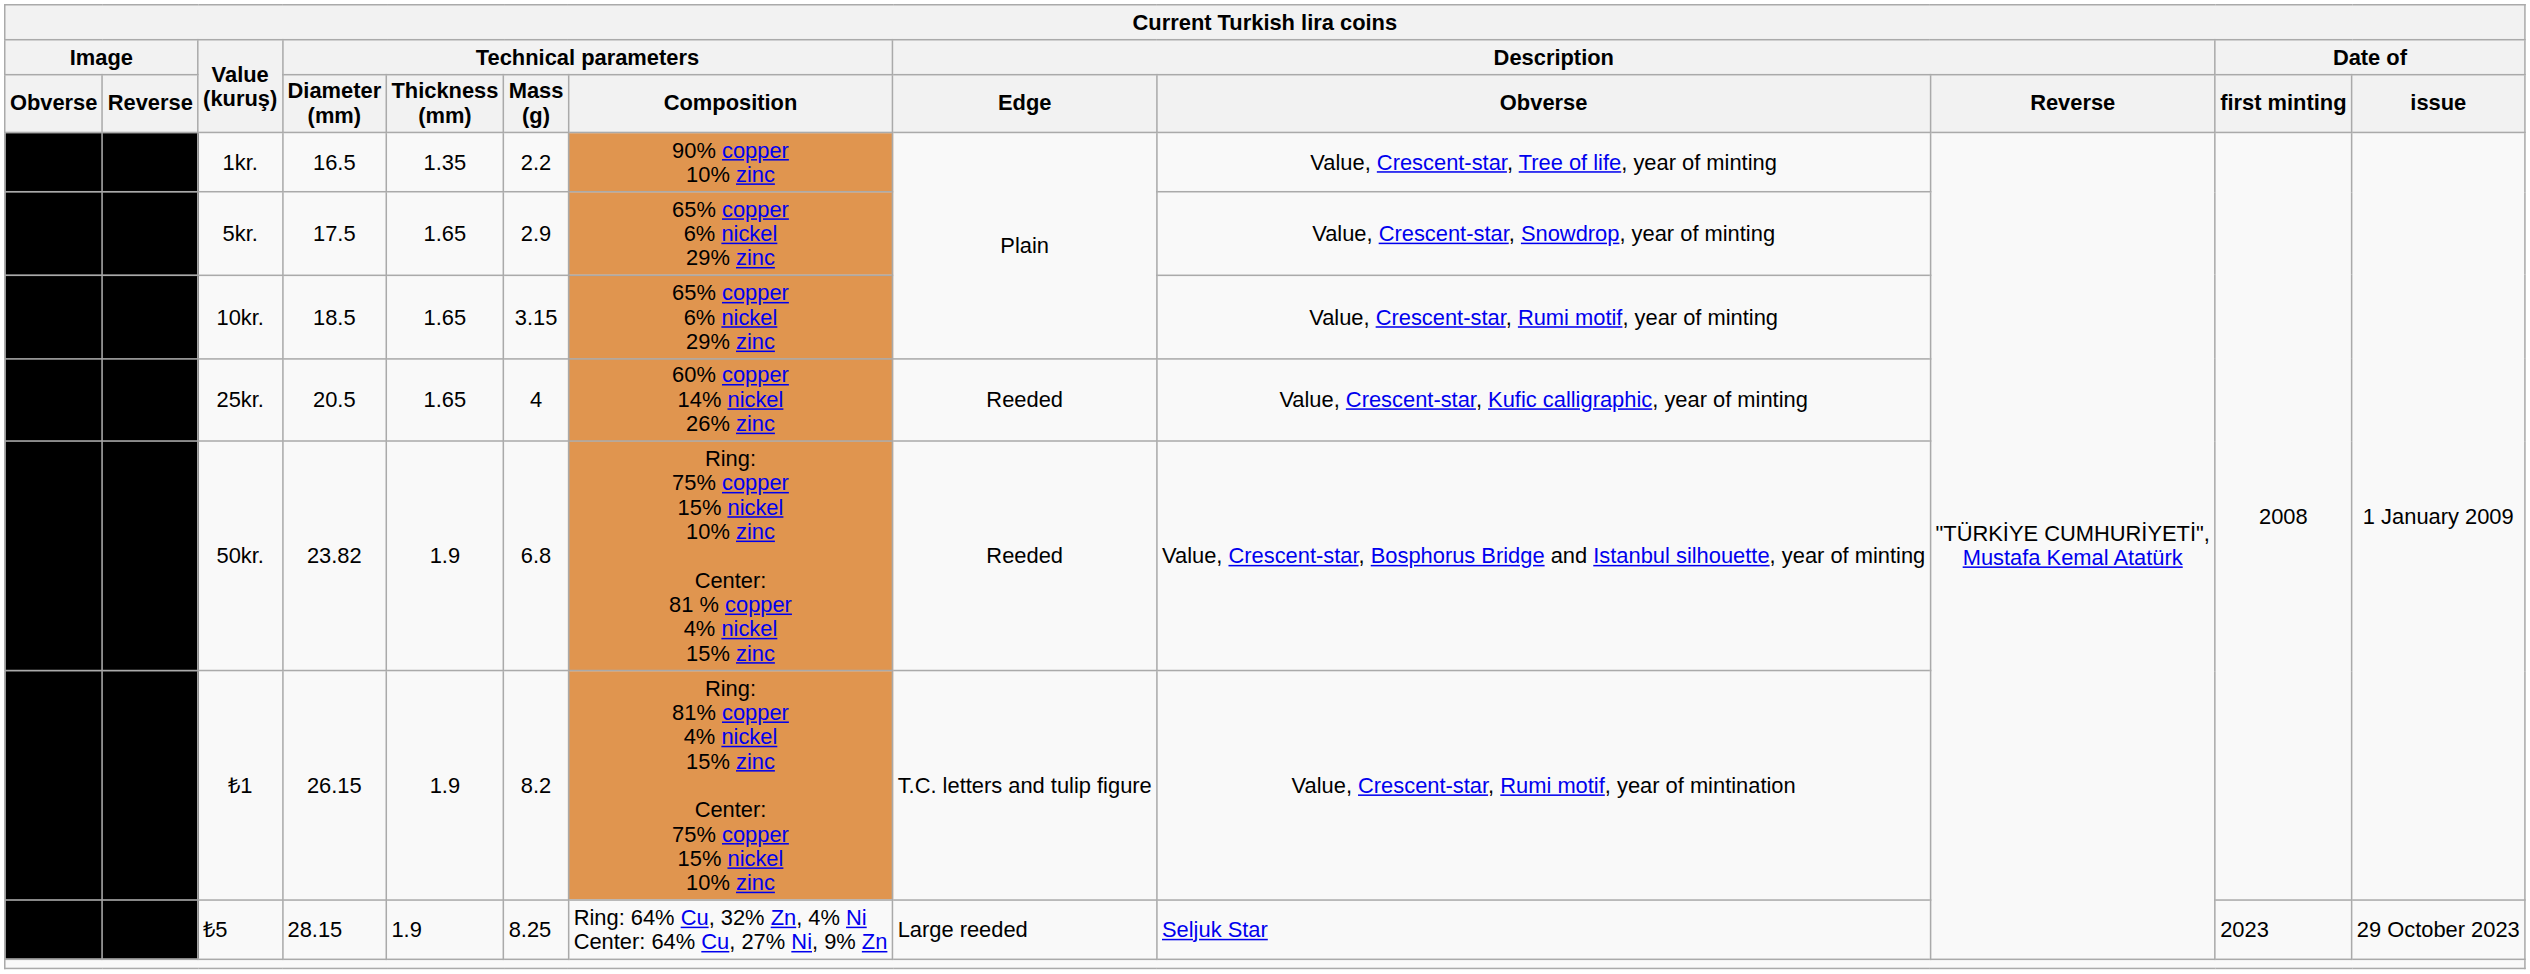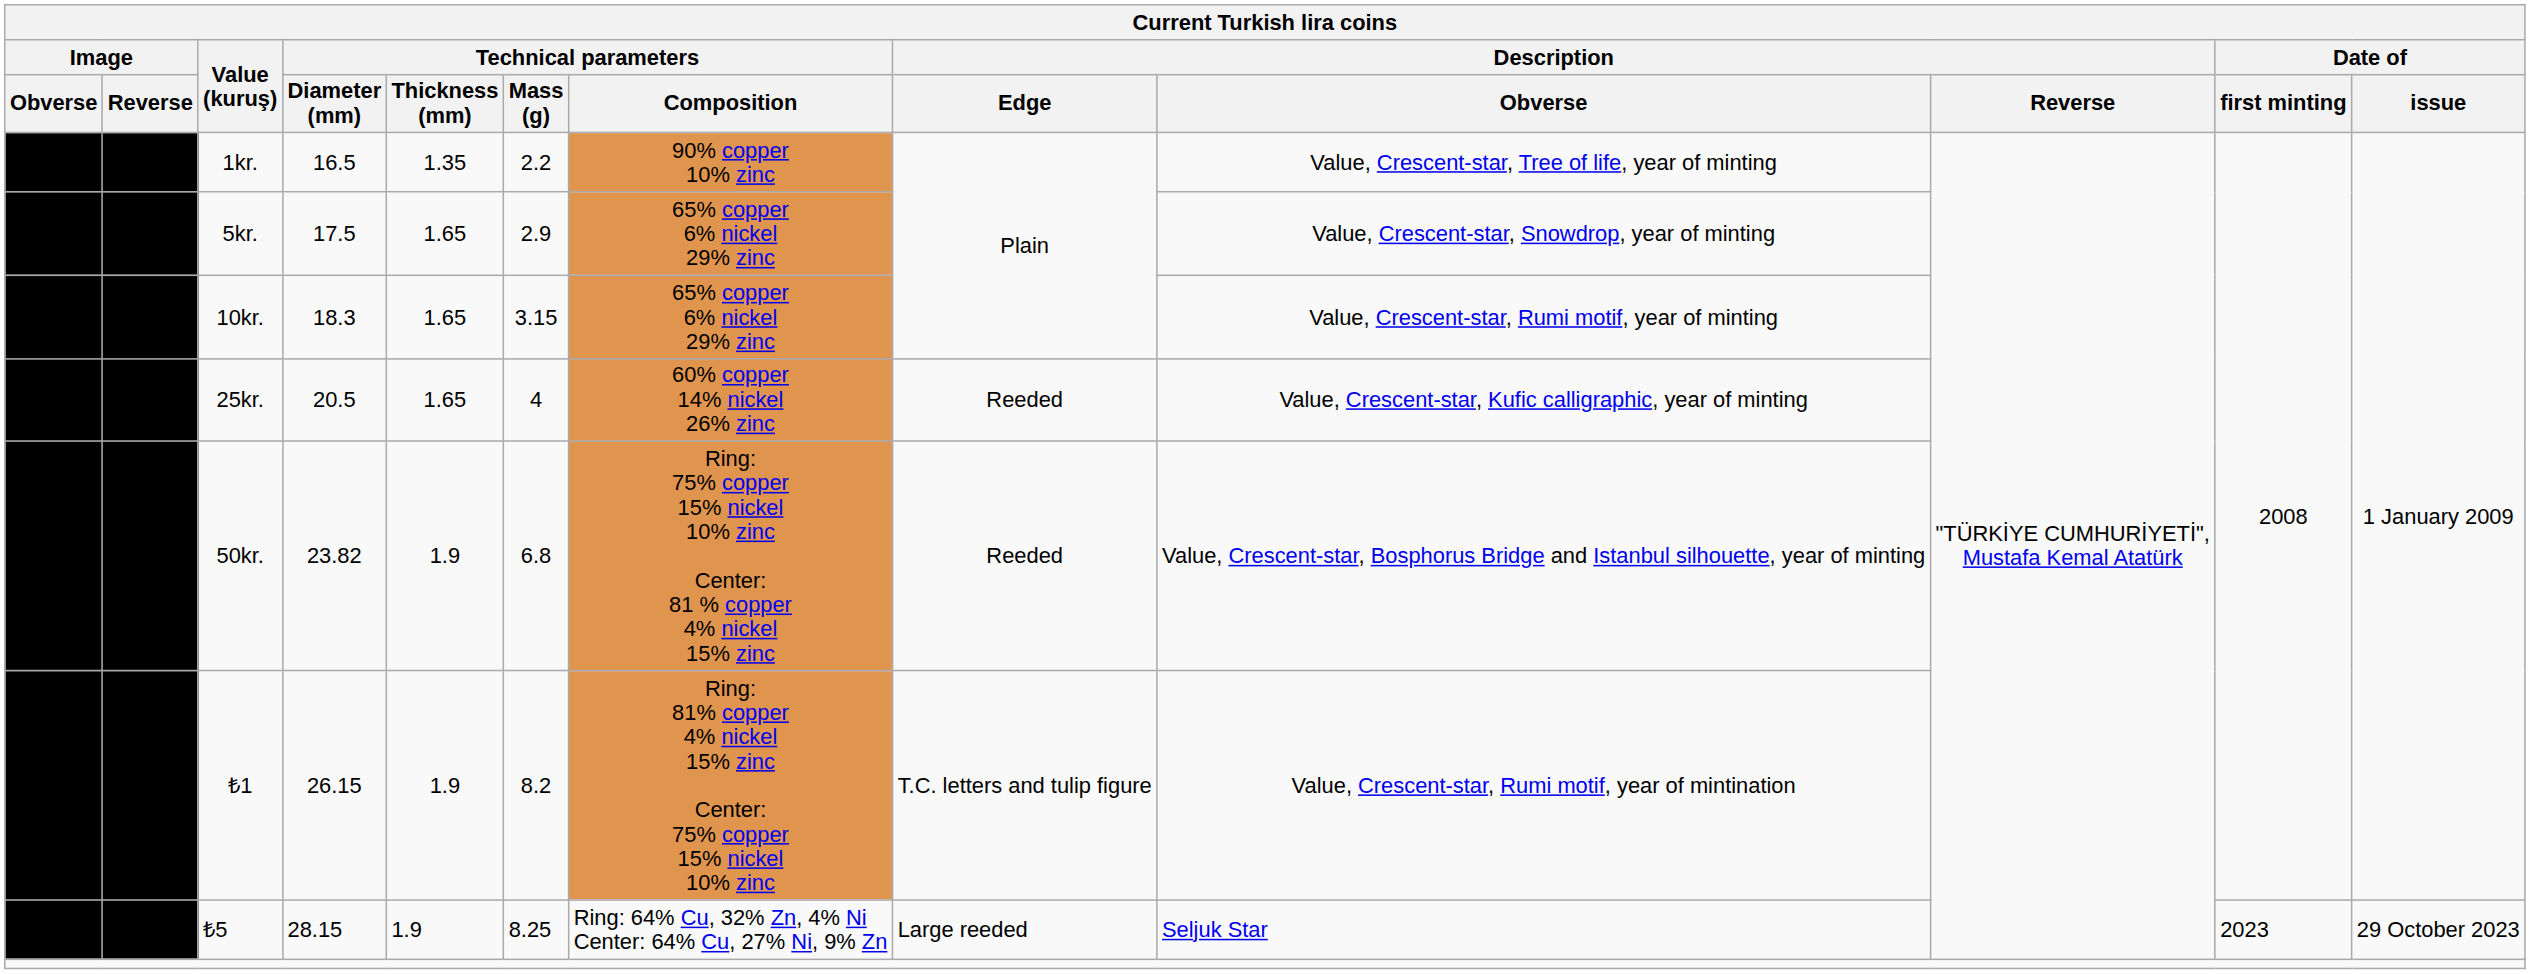(334, 317) 18.5 -> (334, 317) 18.3
